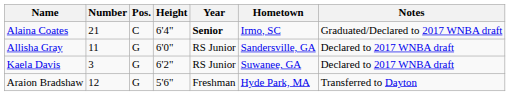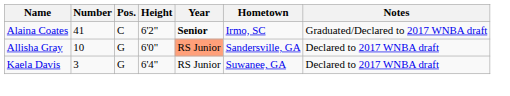(94, 30) 21 -> (79, 30) 41
(165, 30) 6'4" -> (150, 30) 6'2"
(94, 47) 11 -> (79, 47) 10
(214, 47) no background -> (199, 47) lightsalmon background
(165, 64) 6'2" -> (150, 64) 6'4"
- row: (45, 82)
